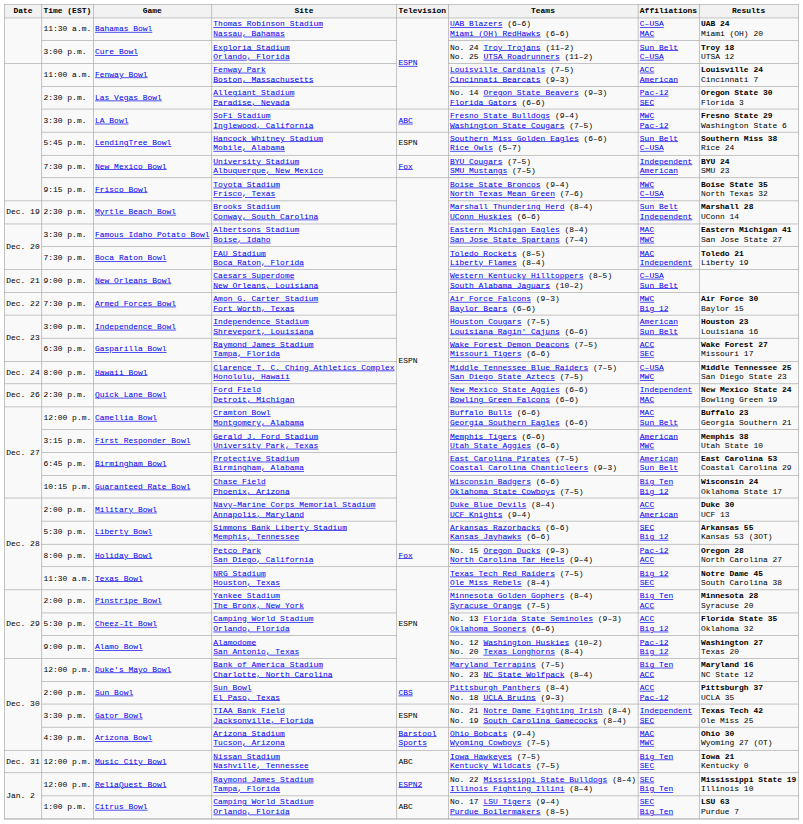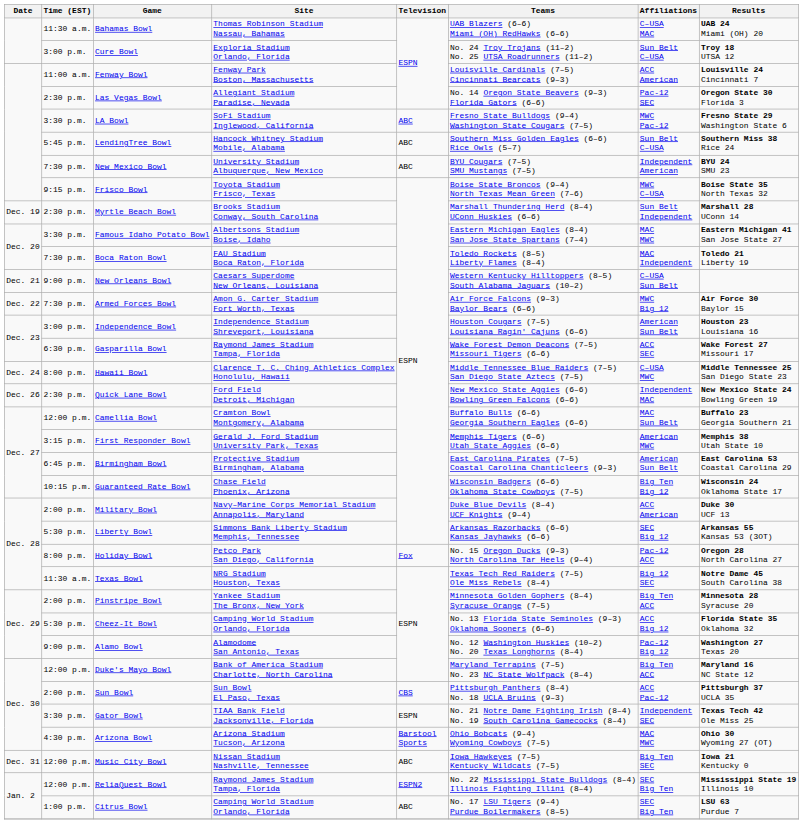(408, 143) ESPN -> (406, 143) ABC
(406, 166) Fox -> (406, 166) ABC
